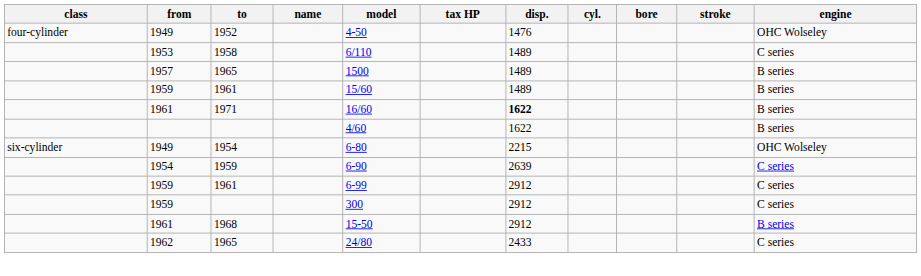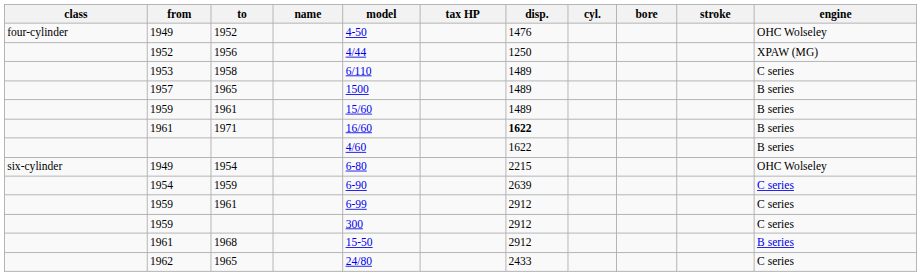+ row: (162, 51)
